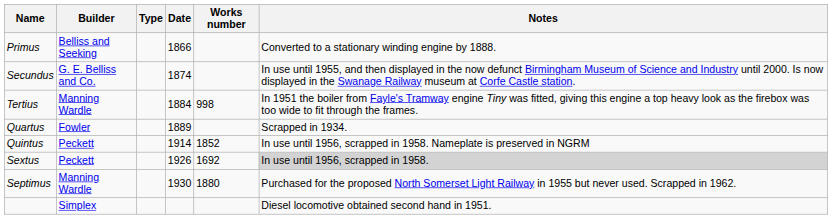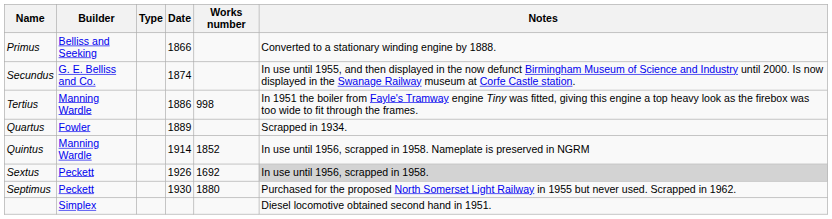(180, 104) 1884 -> (180, 104) 1886
(76, 144) Peckett -> (79, 150) Manning Wardle
(79, 183) Manning Wardle -> (76, 189) Peckett
